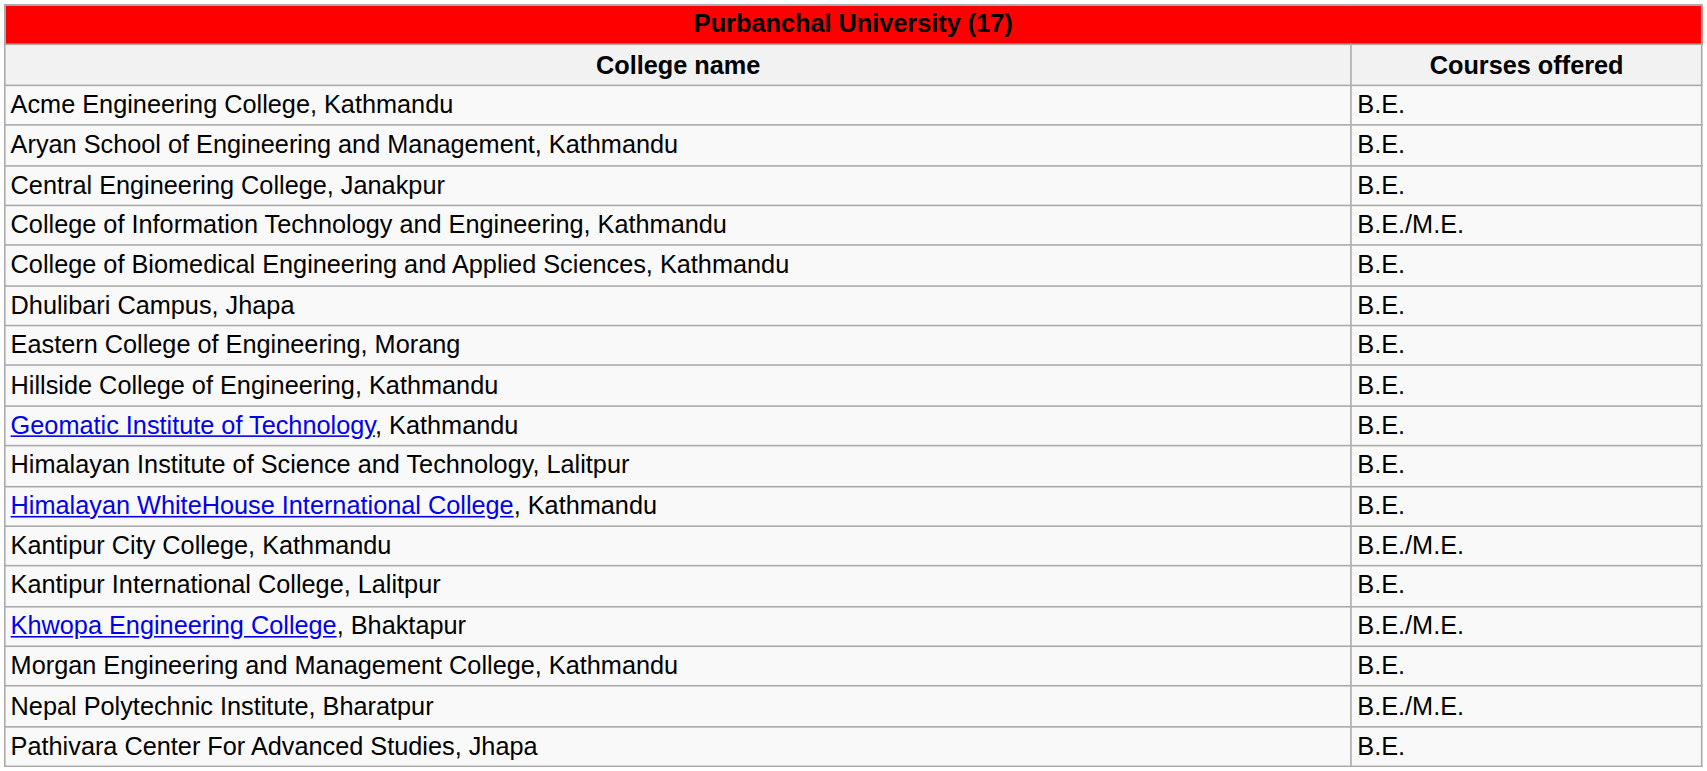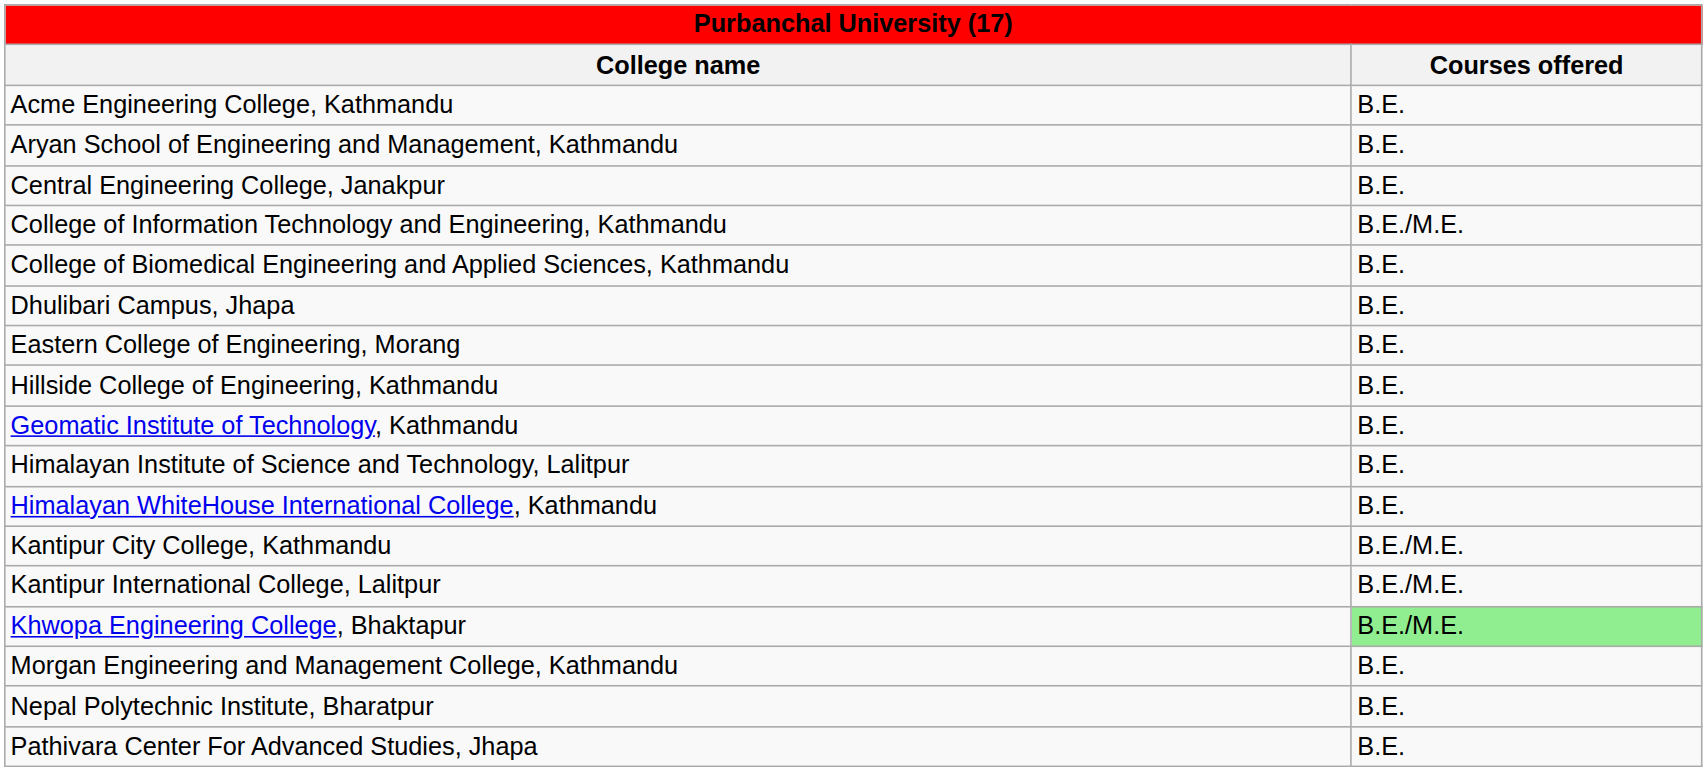(1381, 585) B.E. -> (1411, 585) B.E./M.E.
(1411, 625) no background -> (1411, 625) lightgreen background
(1411, 706) B.E./M.E. -> (1381, 706) B.E.
